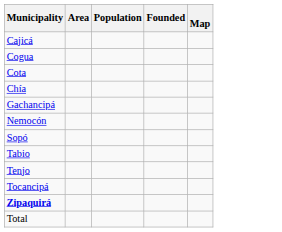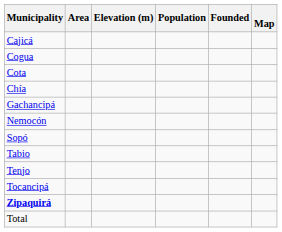+ column: (124, 18)
